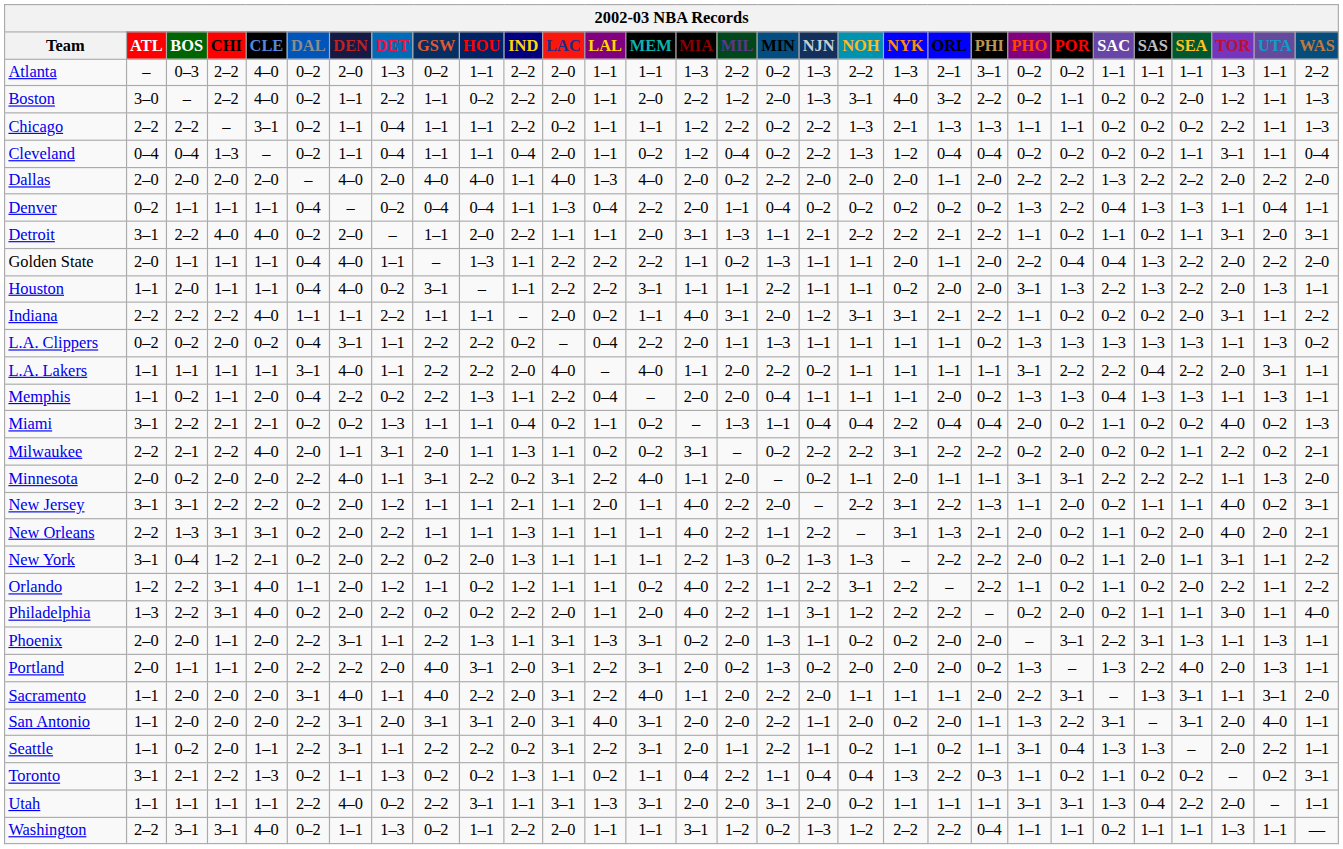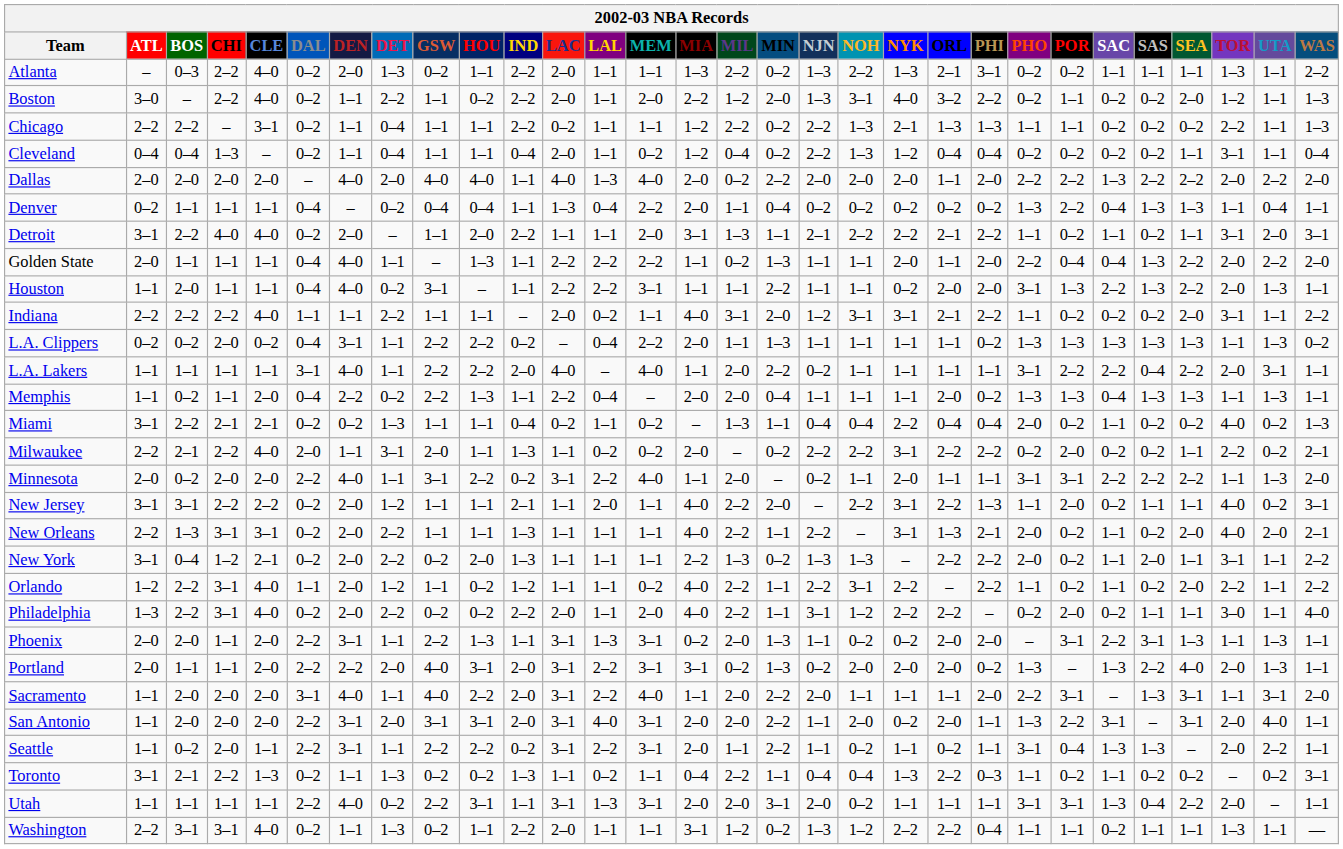(696, 451) 3–1 -> (696, 451) 2–0
(696, 668) 2–0 -> (696, 668) 3–1
